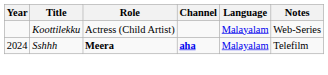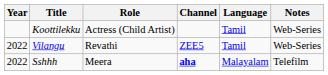(245, 29) Malayalam -> (234, 29) Tamil
+ row: (48, 45)
(17, 45) 2024 -> (17, 62) 2022
(99, 45) bold -> (98, 62) normal
